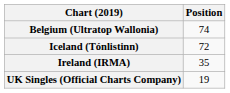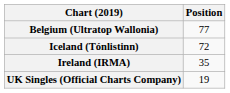(204, 29) 74 -> (204, 29) 77
